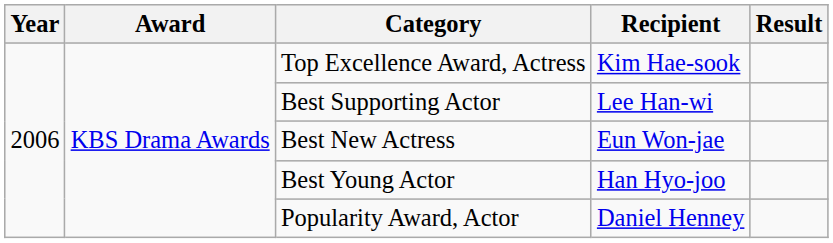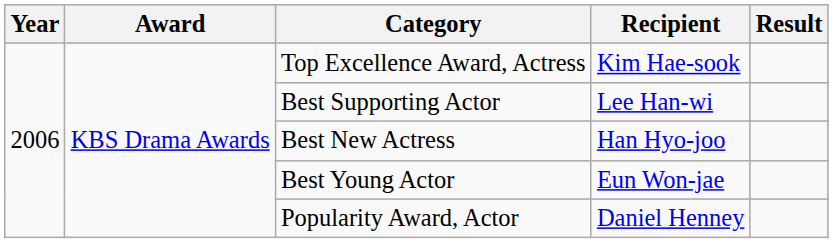(661, 140) Eun Won-jae -> (661, 140) Han Hyo-joo
(661, 179) Han Hyo-joo -> (661, 179) Eun Won-jae
